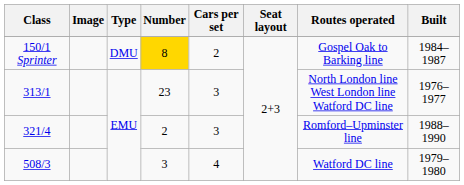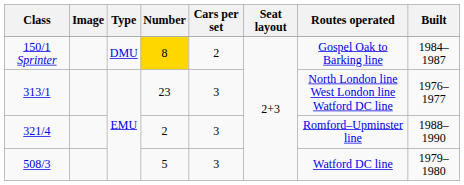(165, 164) 3 -> (165, 164) 5
(216, 164) 4 -> (216, 164) 3
